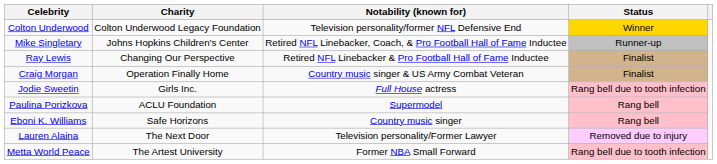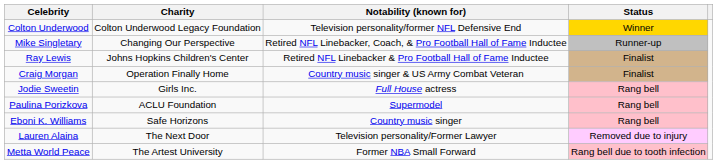(178, 43) Johns Hopkins Children's Center -> (178, 43) Changing Our Perspective
(178, 58) Changing Our Perspective -> (178, 58) Johns Hopkins Children's Center
(638, 89) Rang bell due to tooth infection -> (638, 89) Rang bell
